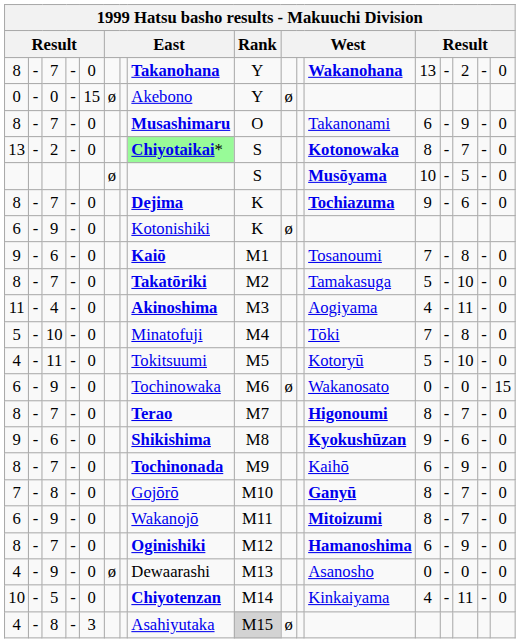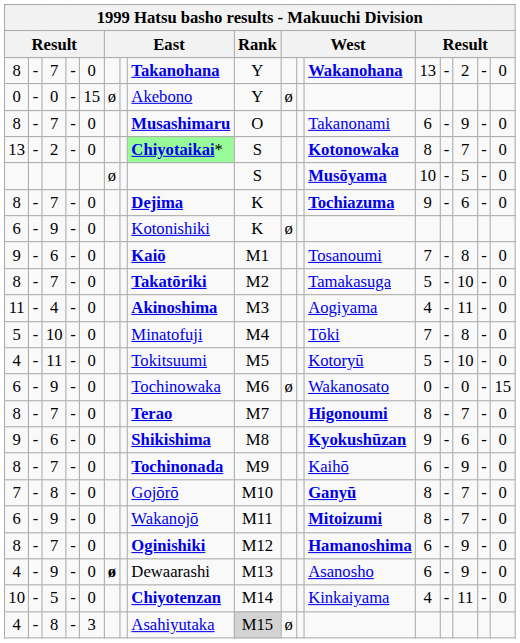(112, 571) normal -> (112, 571) bold
(428, 571) 0 -> (428, 571) 6
(465, 571) 0 -> (465, 571) 9
